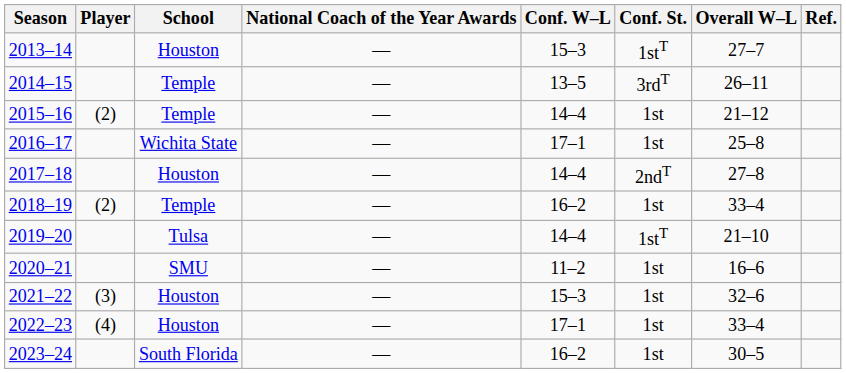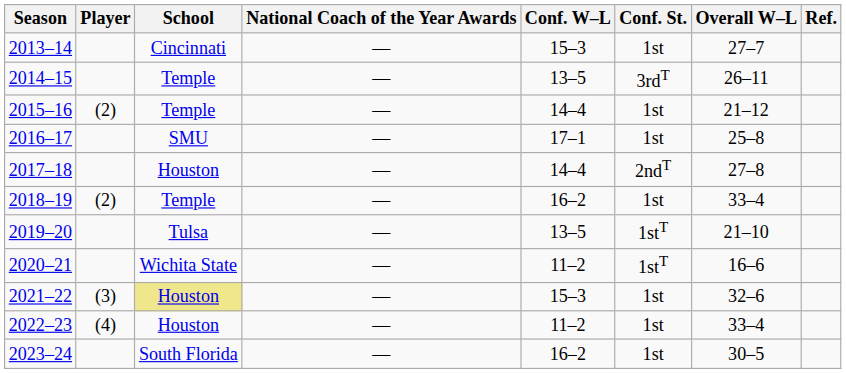(188, 49) Houston -> (188, 47) Cincinnati
(653, 49) 1stT -> (653, 47) 1st
(188, 143) Wichita State -> (188, 138) SMU
(568, 236) 14–4 -> (568, 231) 13–5
(188, 267) SMU -> (188, 265) Wichita State
(653, 267) 1st -> (653, 265) 1stT
(188, 296) no background -> (188, 296) khaki background
(568, 325) 17–1 -> (568, 325) 11–2
